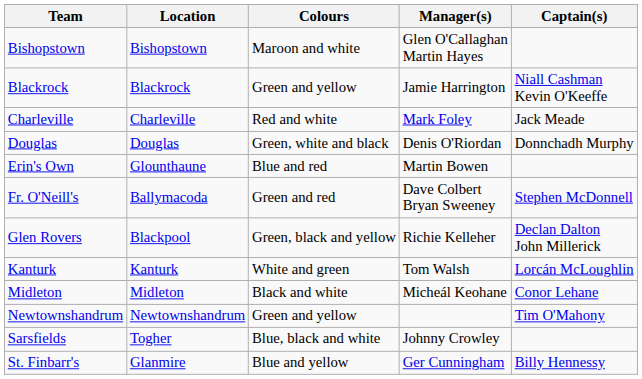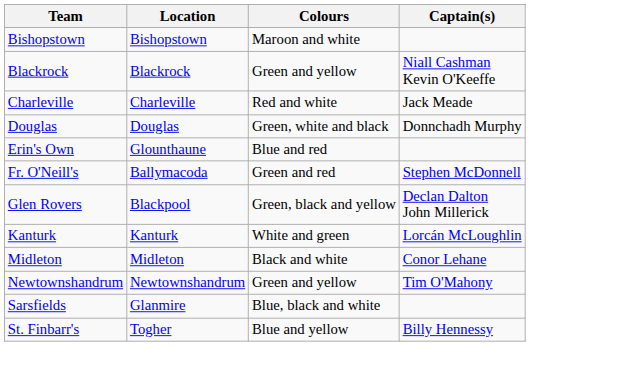- column: (455, 16)
(151, 339) Togher -> (158, 306) Glanmire
(158, 362) Glanmire -> (151, 329) Togher
